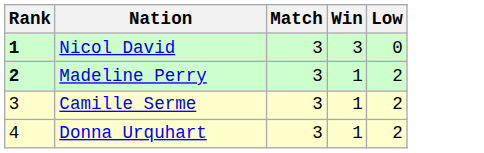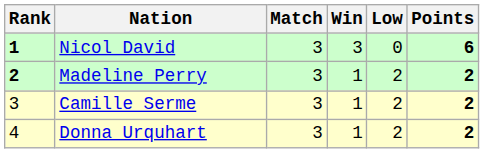+ column: (443, 19)
